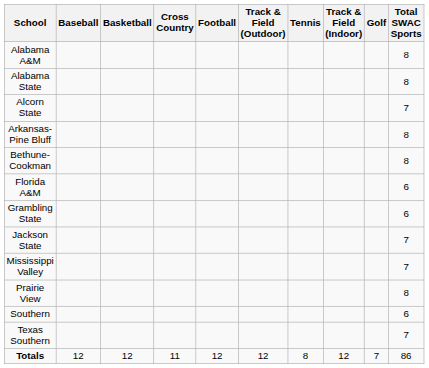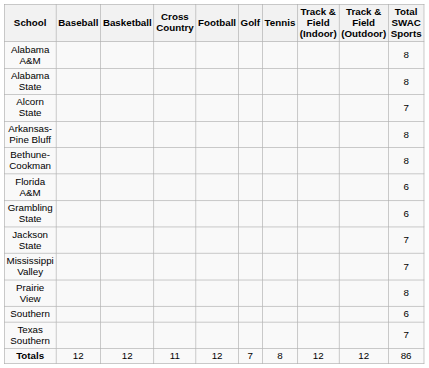columns swapped: (376, 23) <-> (263, 23)
